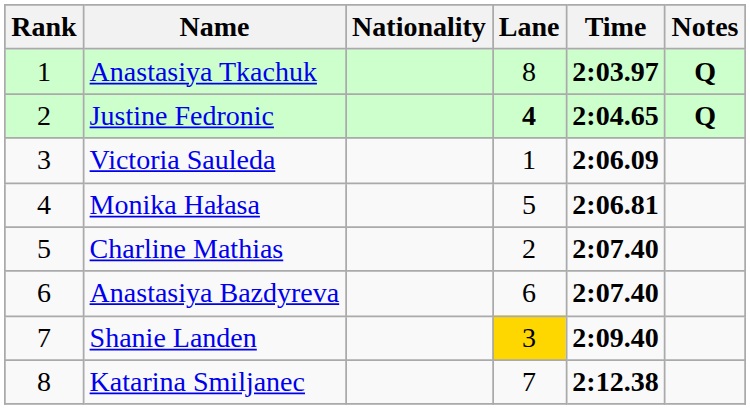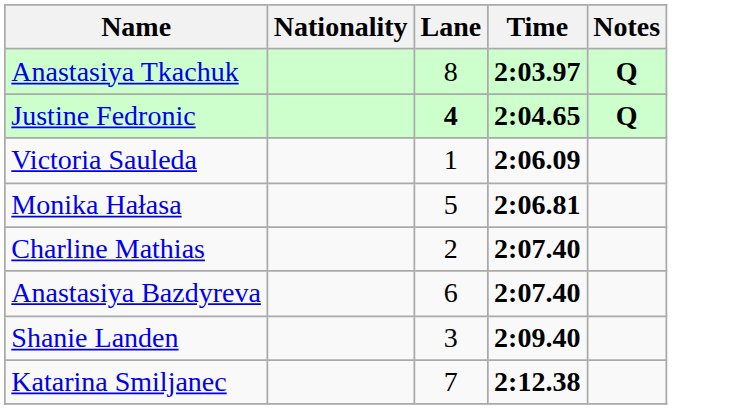- column: (44, 26)
(529, 337) gold background -> (451, 337) no background
